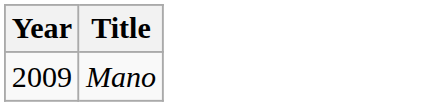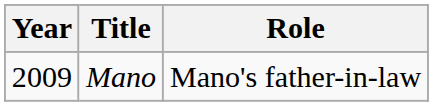+ column: (296, 28)
